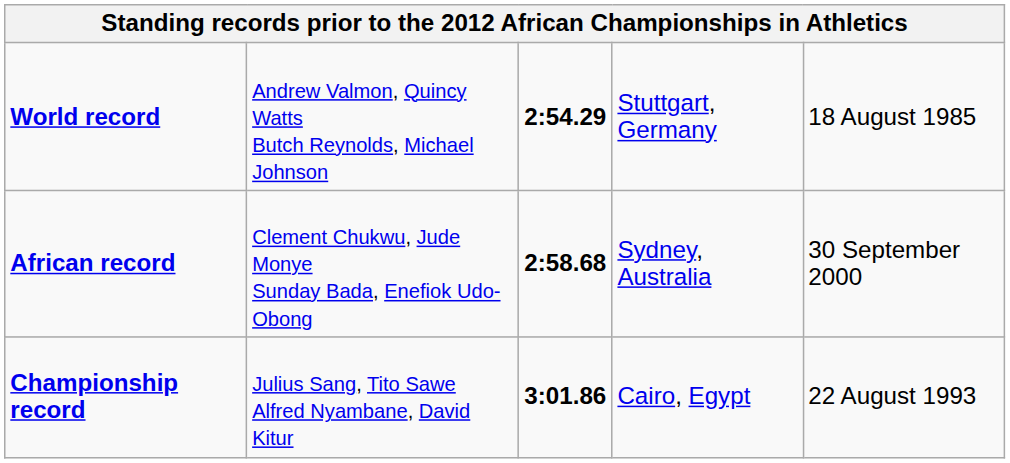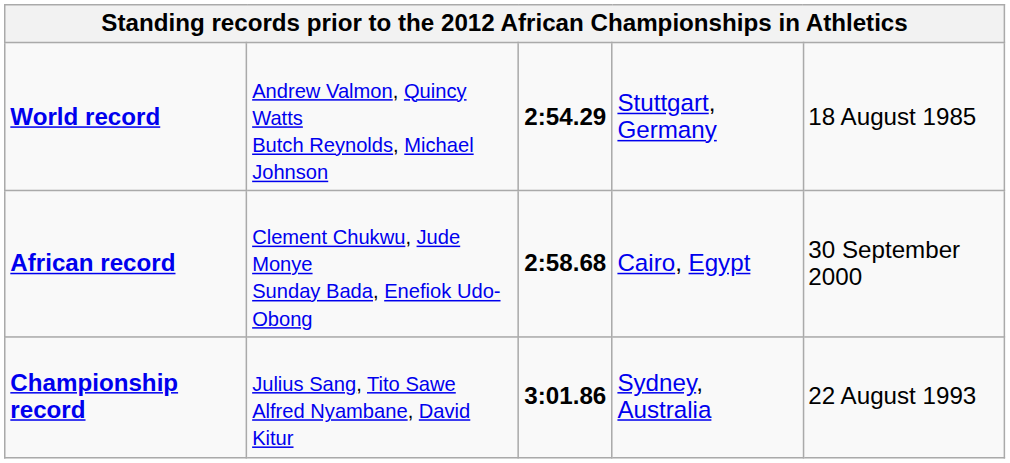(664, 263) Sydney, Australia -> (684, 263) Cairo, Egypt
(684, 396) Cairo, Egypt -> (664, 396) Sydney, Australia
